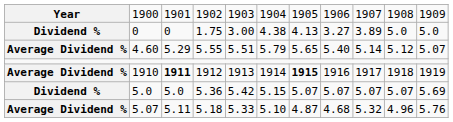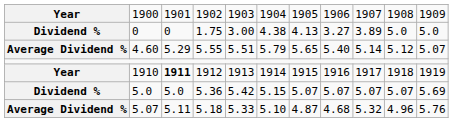(67, 73) Average Dividend % -> (67, 73) Year
(305, 73) bold -> (305, 73) normal
